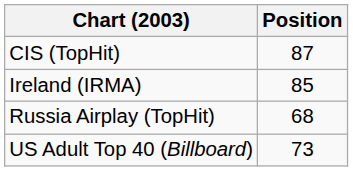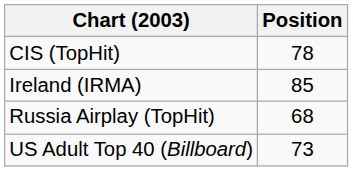(302, 52) 87 -> (302, 52) 78
